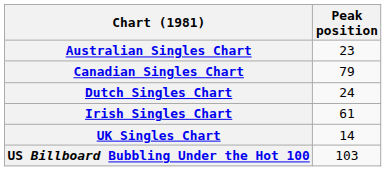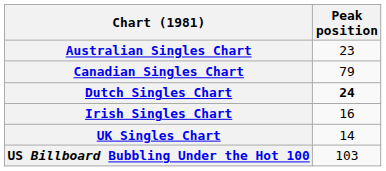(347, 93) normal -> (347, 93) bold
(347, 114) 61 -> (347, 114) 16
